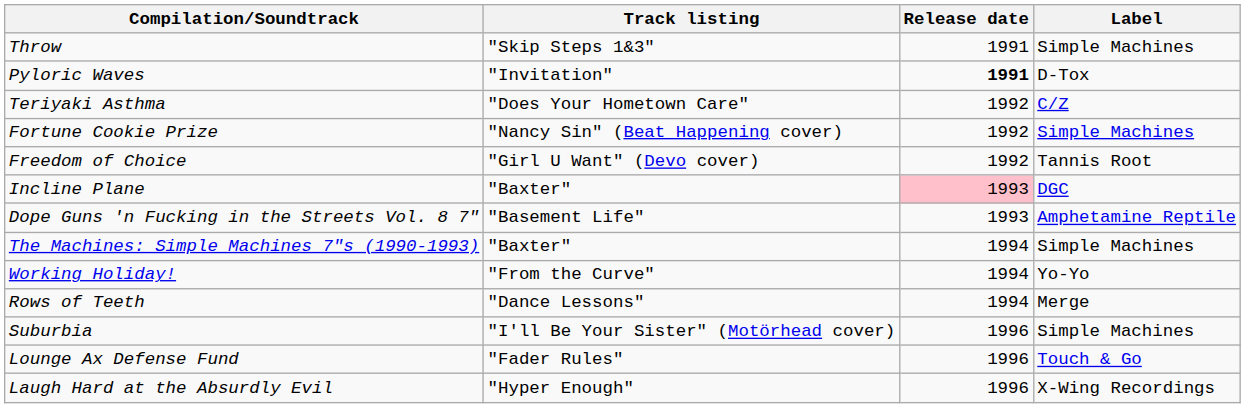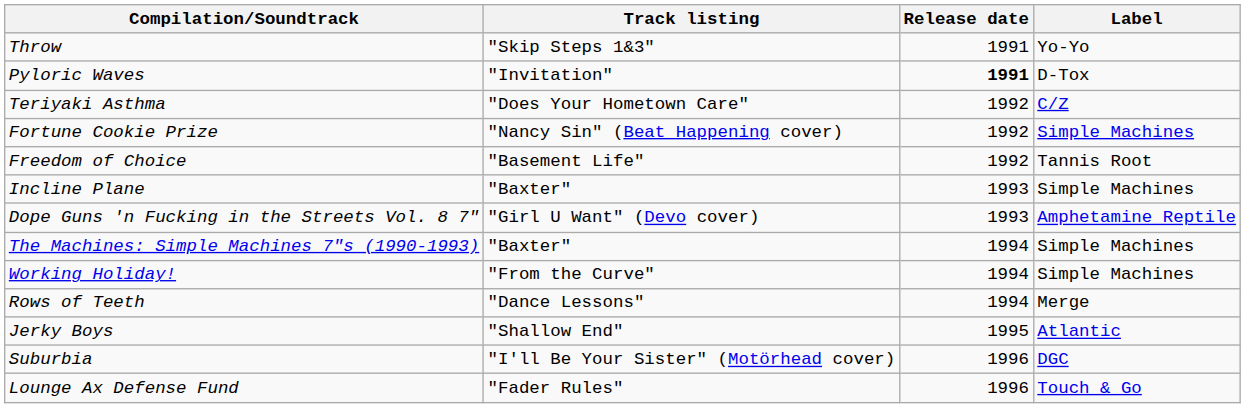(1116, 47) Simple Machines -> (1063, 47) Yo-Yo
(623, 161) "Girl U Want" (Devo cover) -> (566, 161) "Basement Life"
(1008, 189) pink background -> (1008, 189) no background
(1053, 189) DGC -> (1116, 189) Simple Machines
(566, 218) "Basement Life" -> (623, 218) "Girl U Want" (Devo cover)
(1063, 274) Yo-Yo -> (1116, 274) Simple Machines
+ row: (61, 331)
(1116, 331) Simple Machines -> (1053, 360) DGC
- row: (171, 388)
